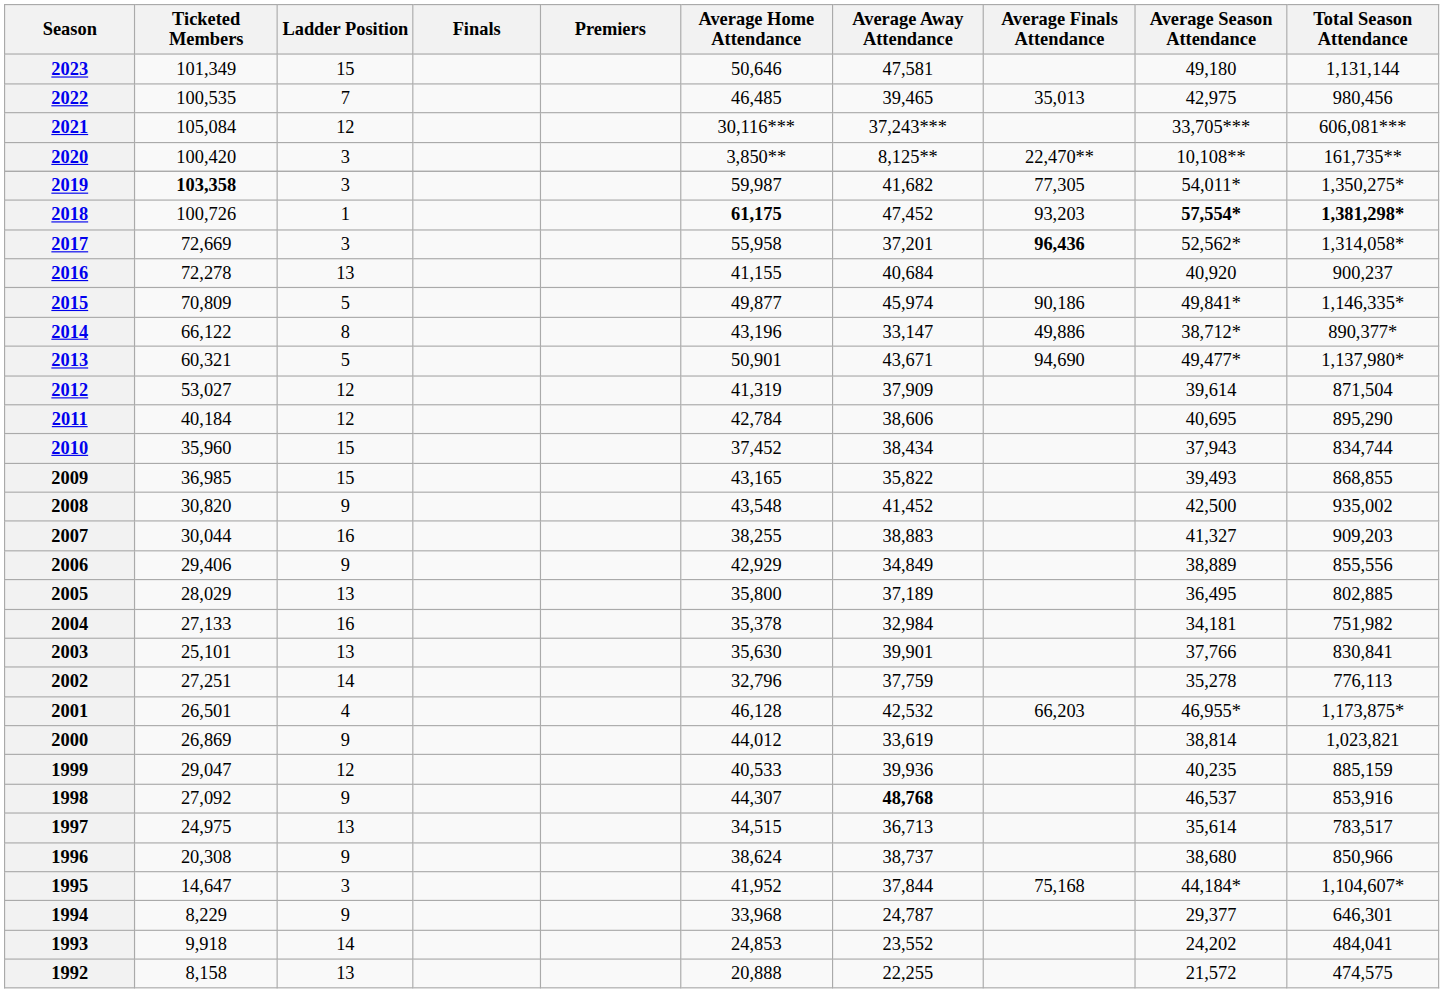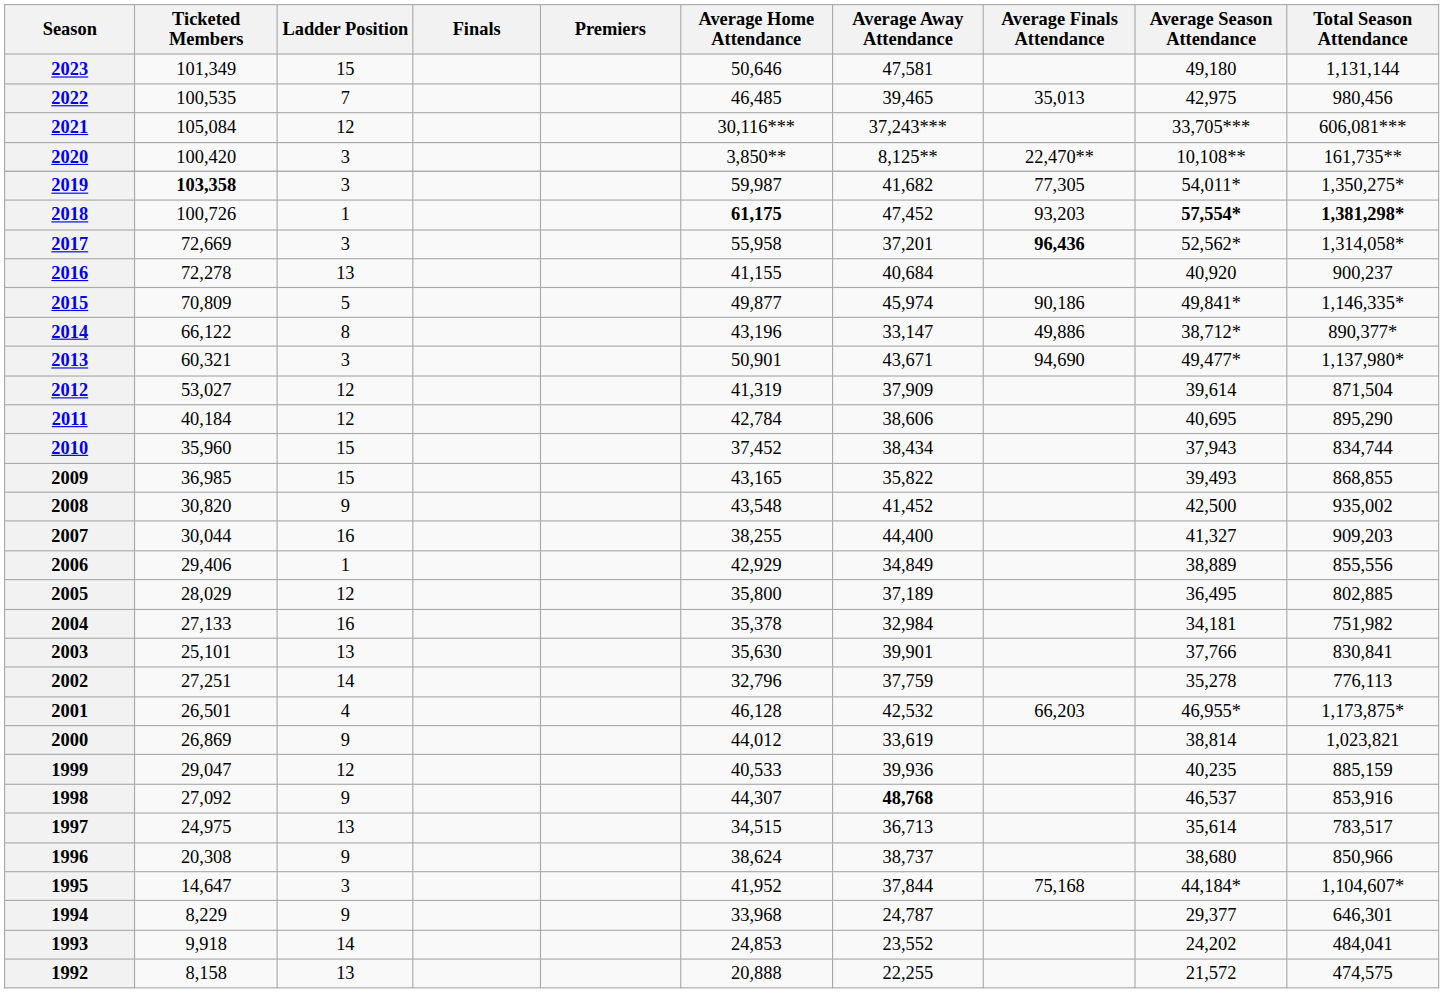(345, 360) 5 -> (345, 360) 3
(908, 535) 38,883 -> (908, 535) 44,400
(345, 565) 9 -> (345, 565) 1
(345, 594) 13 -> (345, 594) 12
